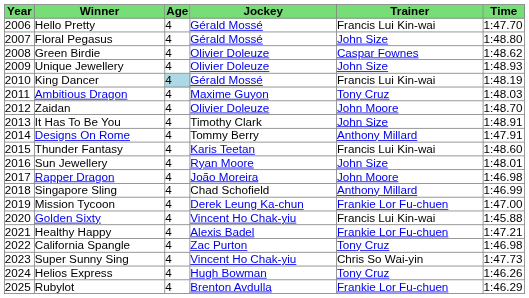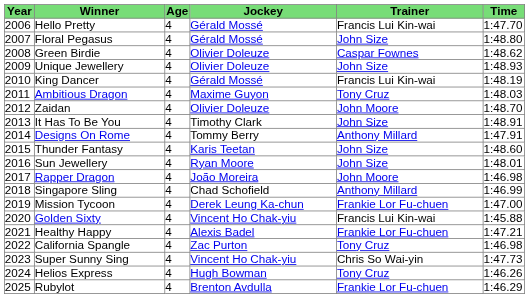(168, 80) lightblue background -> (168, 80) no background
(386, 149) Francis Lui Kin-wai -> (363, 149) John Size
